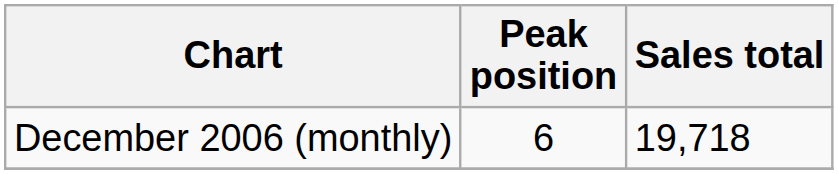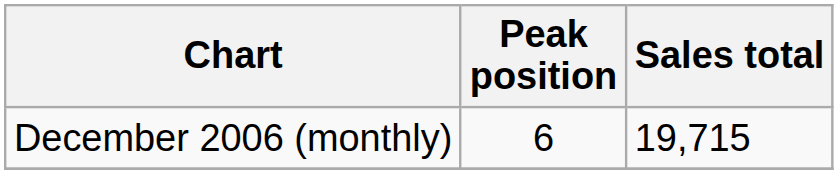(693, 137) 19,718 -> (693, 137) 19,715
